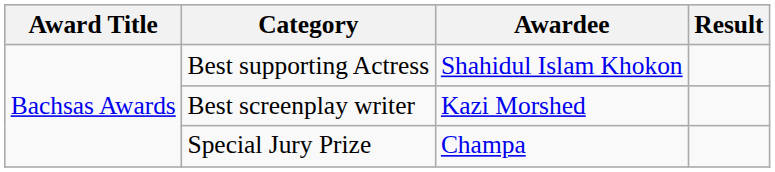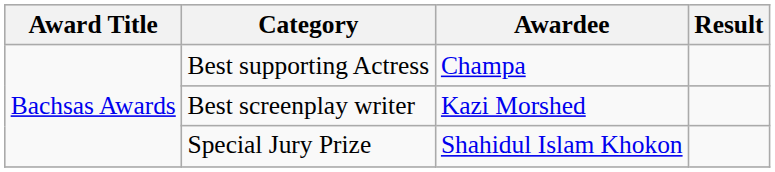(562, 65) Shahidul Islam Khokon -> (483, 65) Champa
(483, 145) Champa -> (562, 145) Shahidul Islam Khokon
